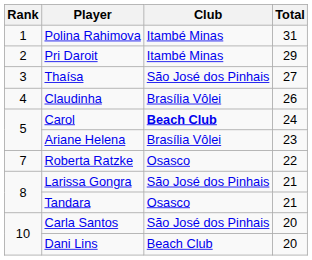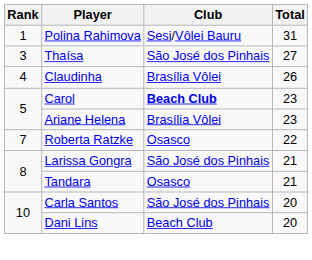(185, 36) Itambé Minas -> (194, 36) Sesi/Vôlei Bauru
- row: (71, 56)
(290, 119) 24 -> (290, 98) 23
